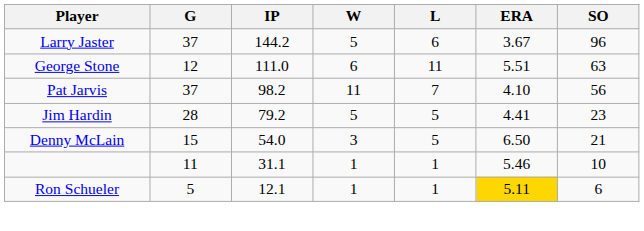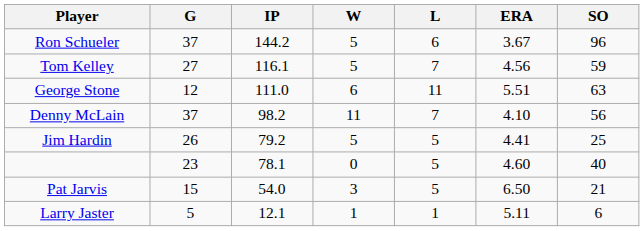(77, 41) Larry Jaster -> (77, 41) Ron Schueler
+ row: (272, 66)
(77, 90) Pat Jarvis -> (77, 115) Denny McLain
(190, 115) 28 -> (190, 139) 26
(598, 115) 23 -> (598, 139) 25
+ row: (272, 164)
(77, 139) Denny McLain -> (77, 189) Pat Jarvis
- row: (272, 164)
(77, 189) Ron Schueler -> (77, 213) Larry Jaster
(517, 189) gold background -> (517, 213) no background
